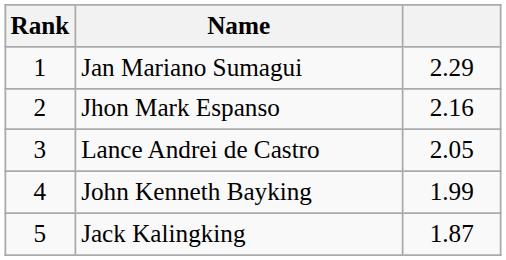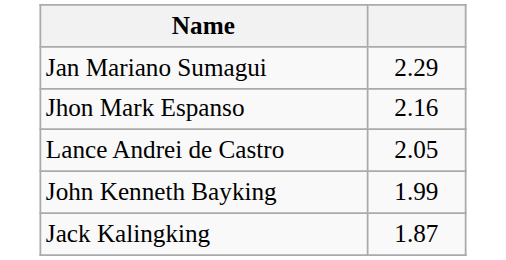- column: (40, 25)
